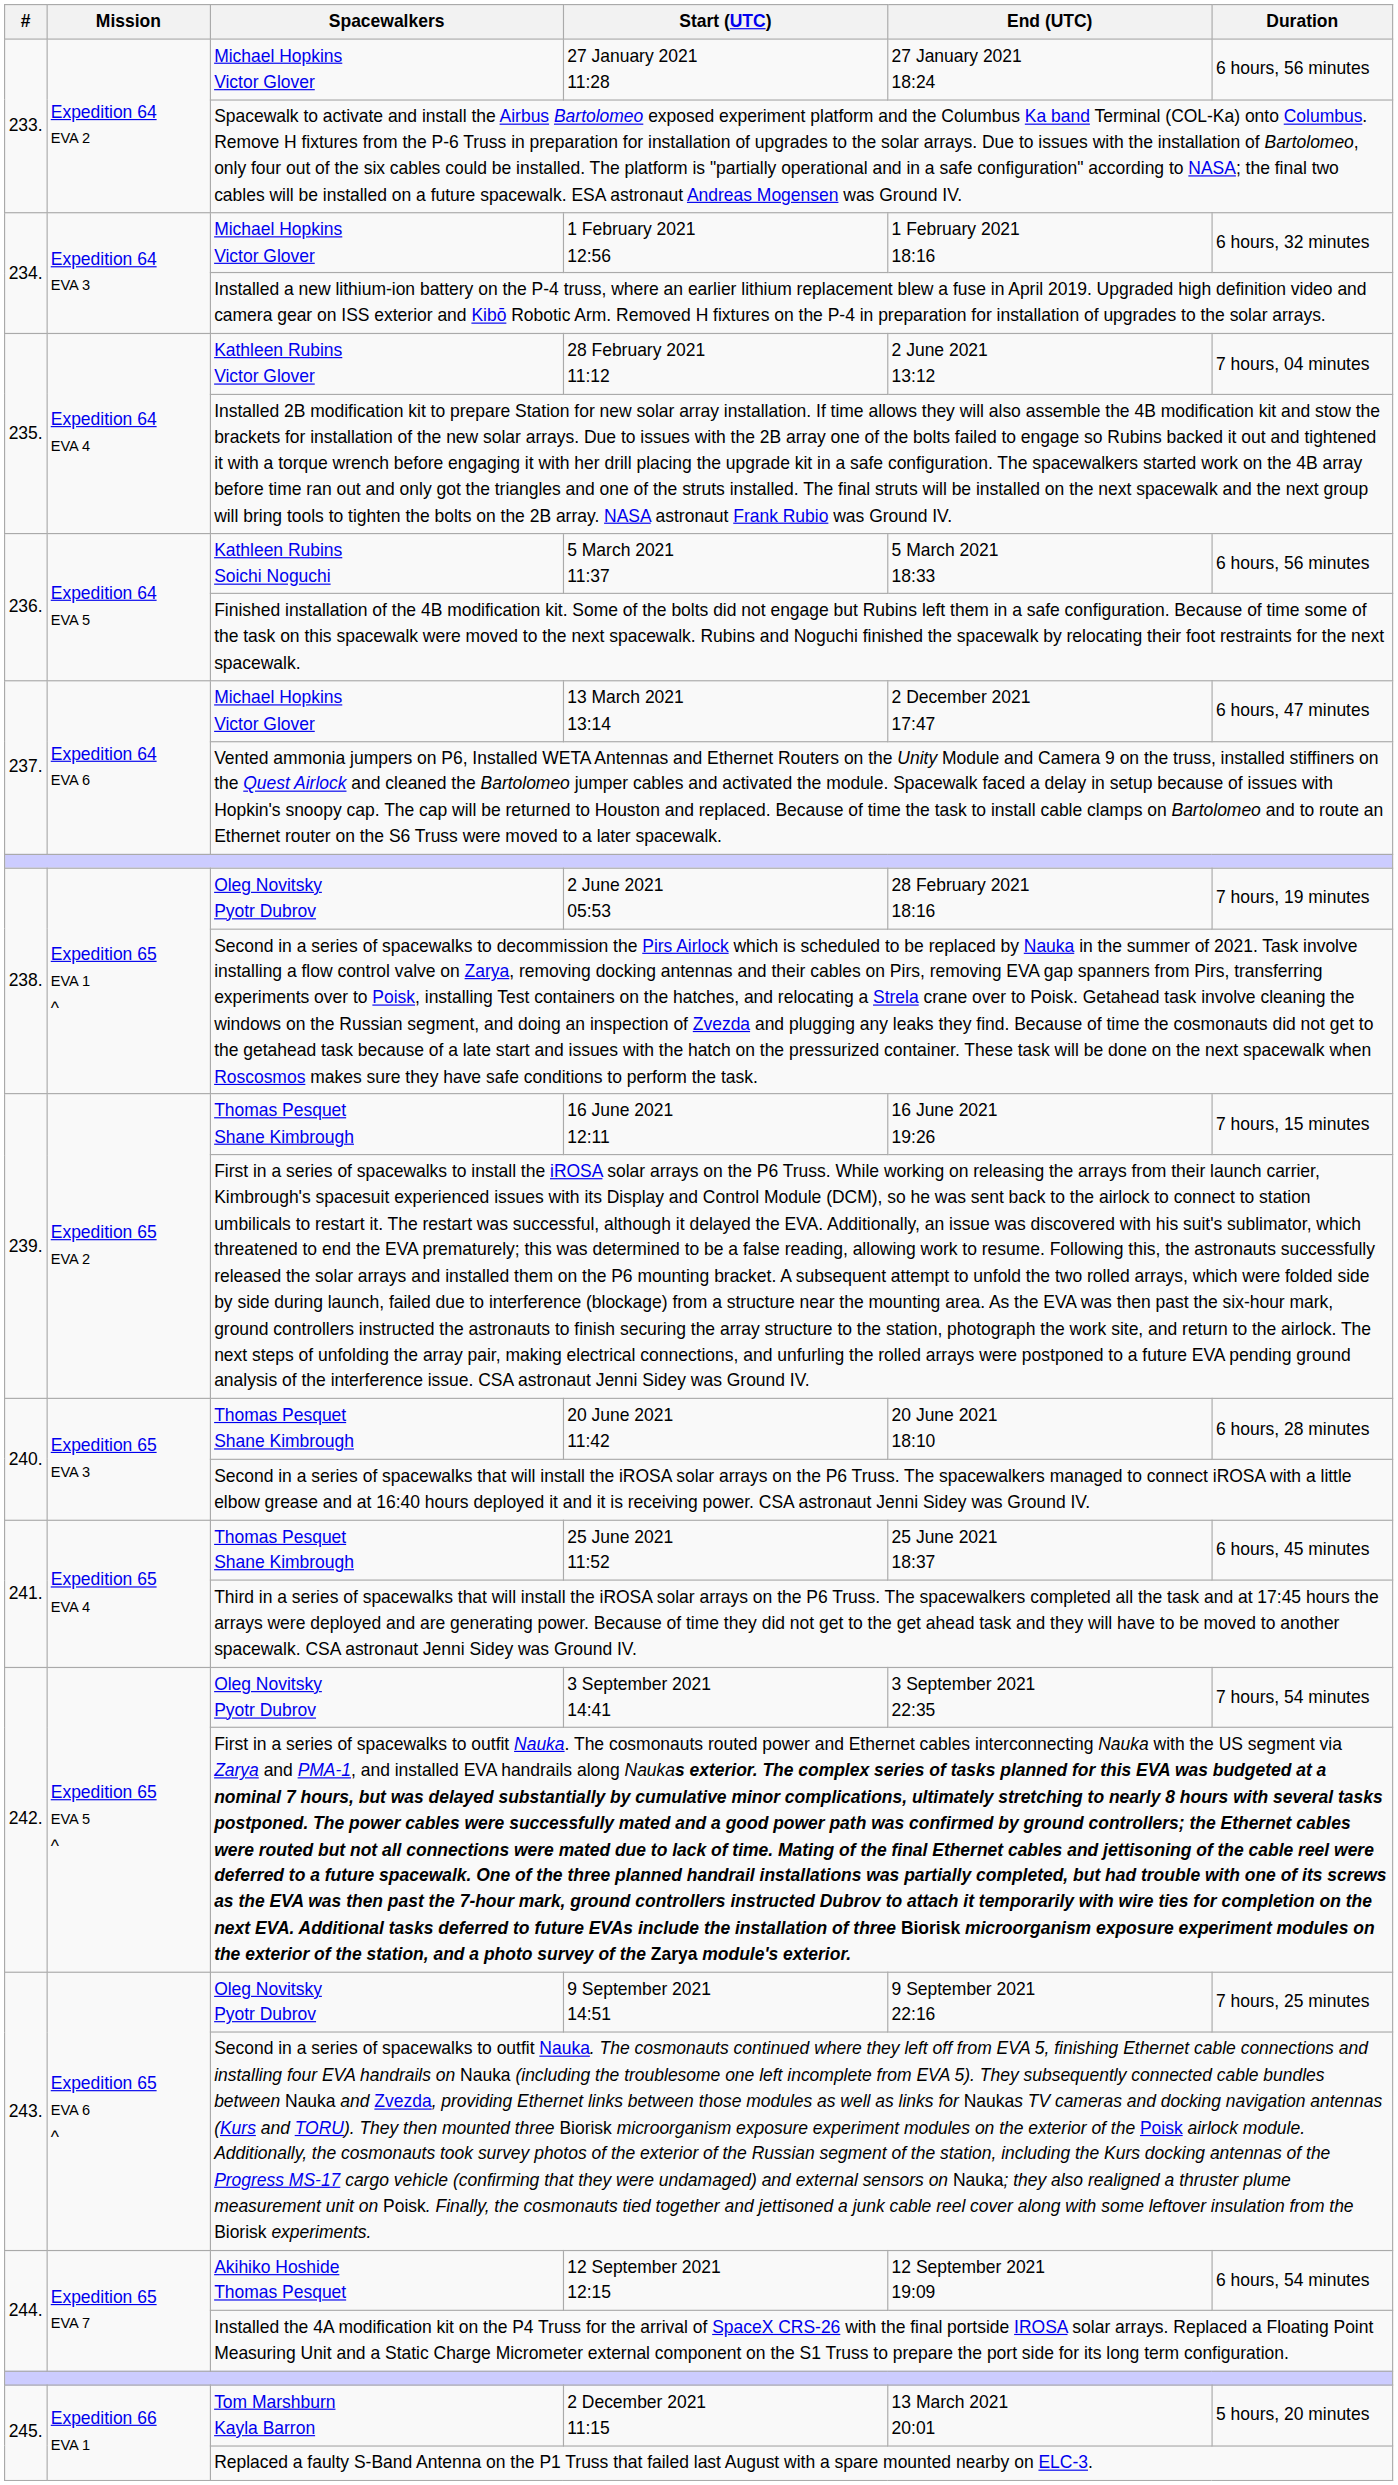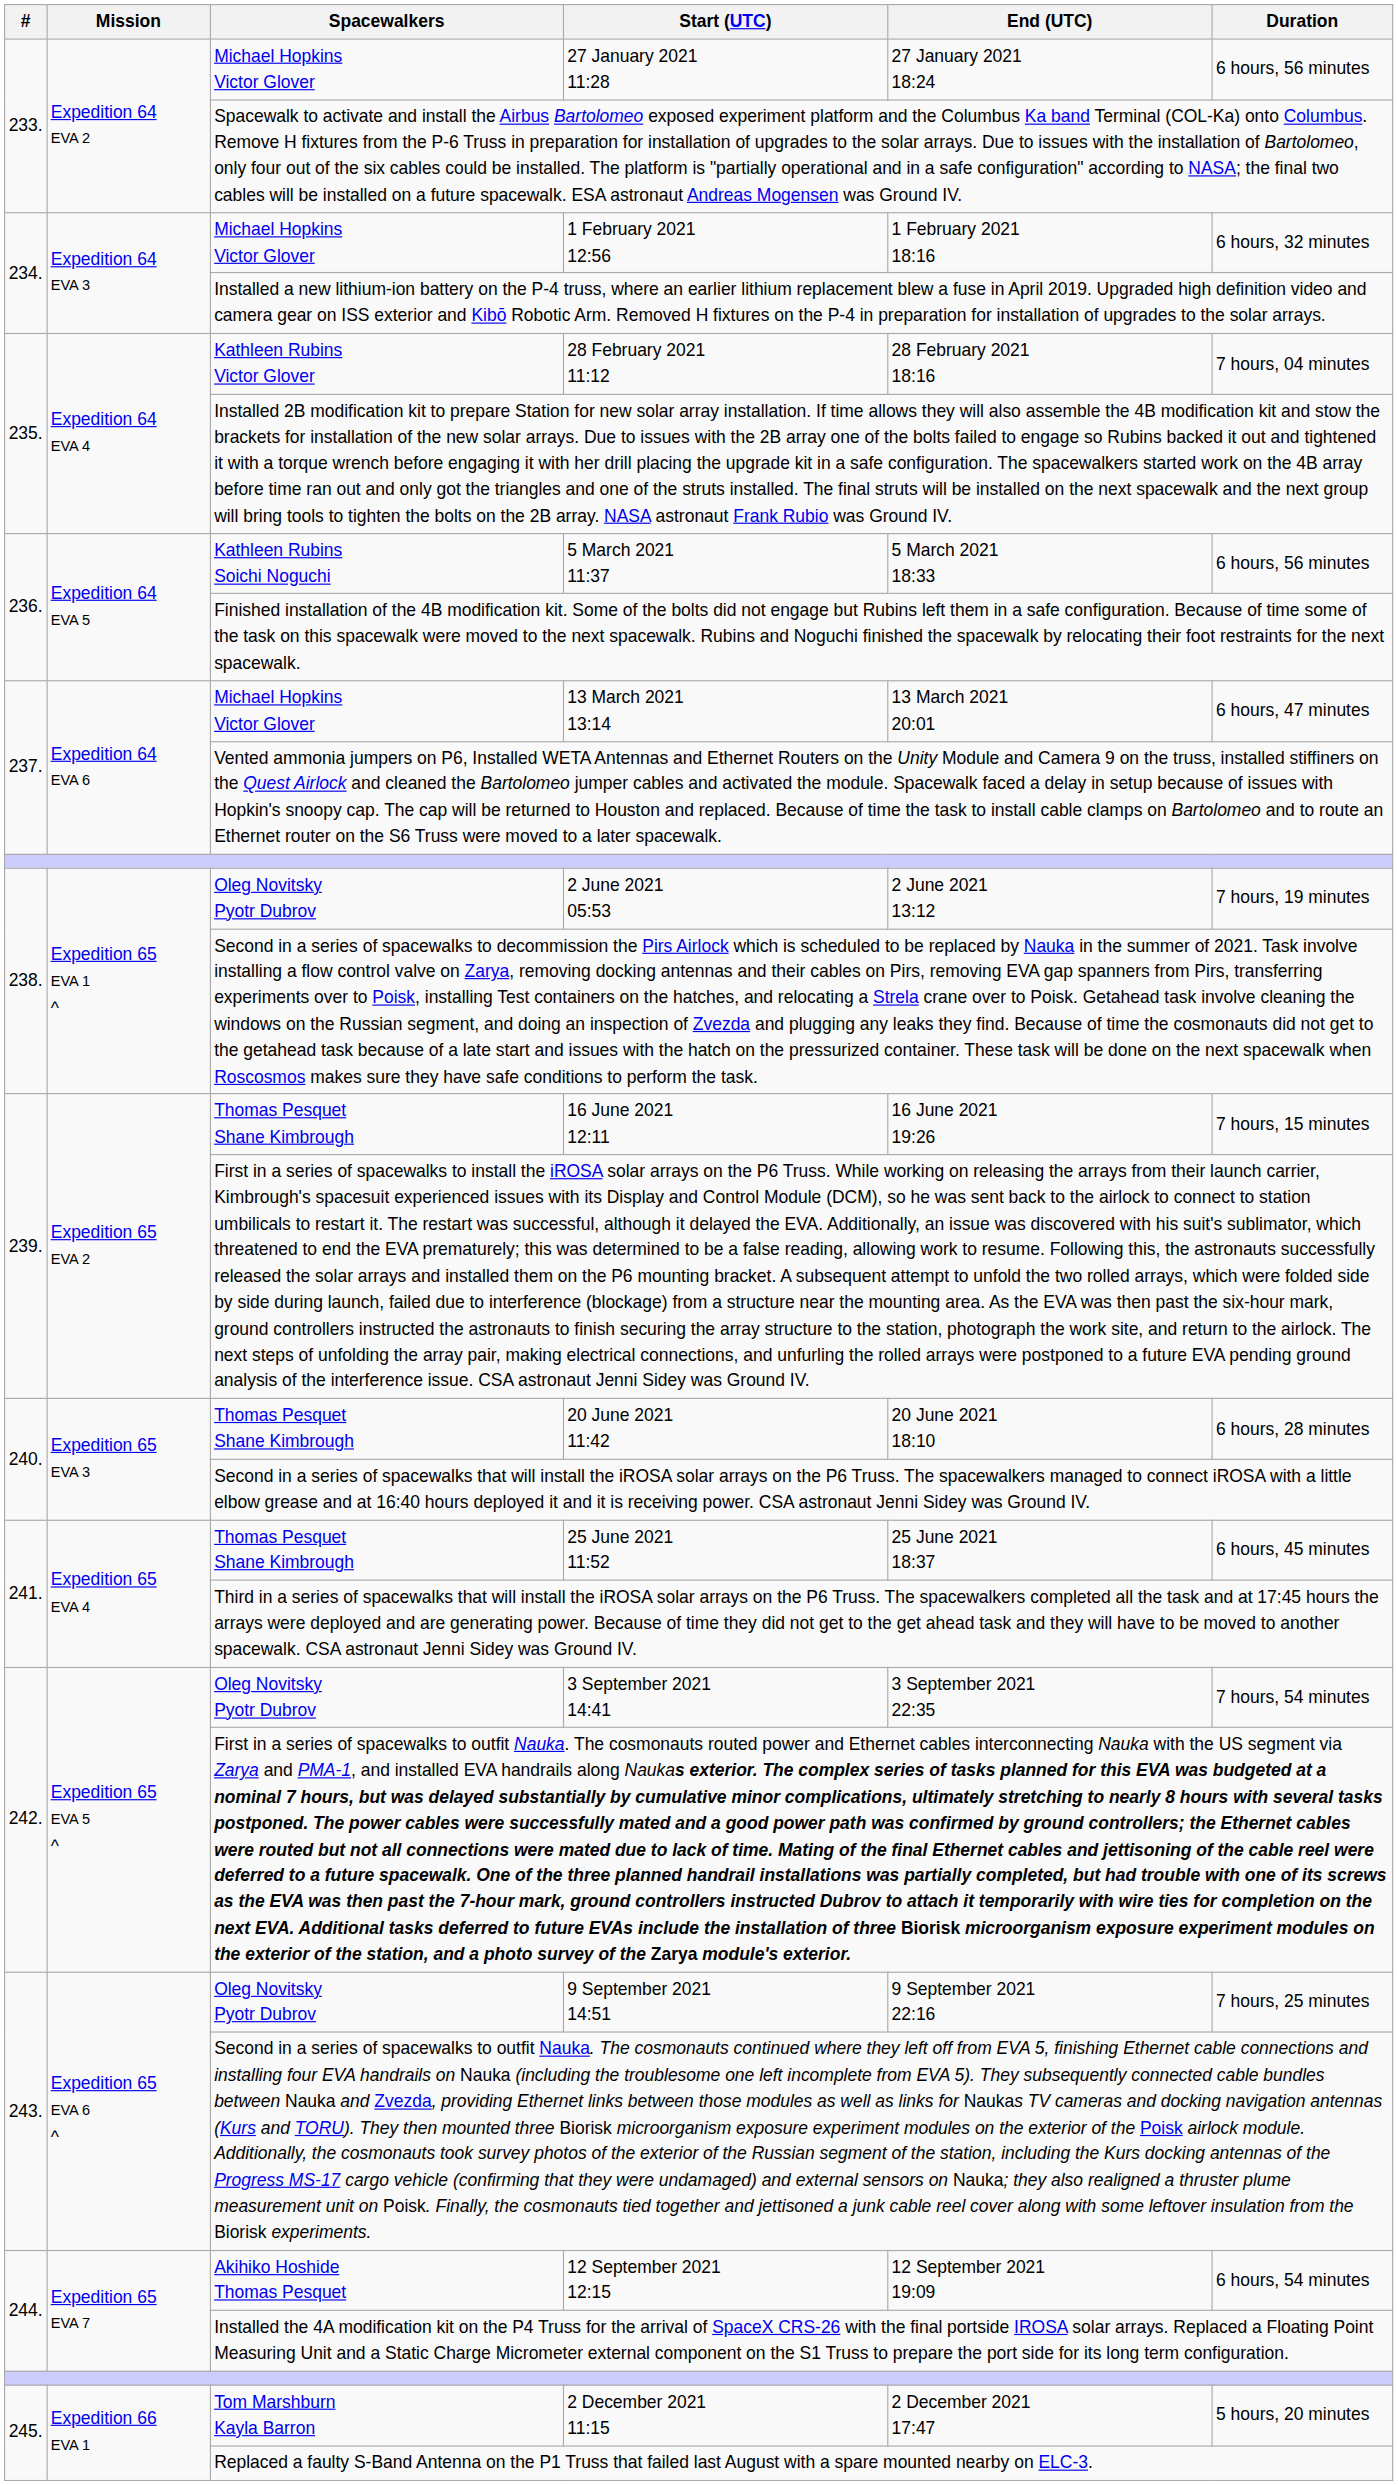(940, 363) 2 June 2021 13:12 -> (961, 363) 28 February 2021 18:16
(961, 710) 2 December 2021 17:47 -> (950, 710) 13 March 2021 20:01
(961, 897) 28 February 2021 18:16 -> (940, 897) 2 June 2021 13:12
(950, 2415) 13 March 2021 20:01 -> (961, 2415) 2 December 2021 17:47
